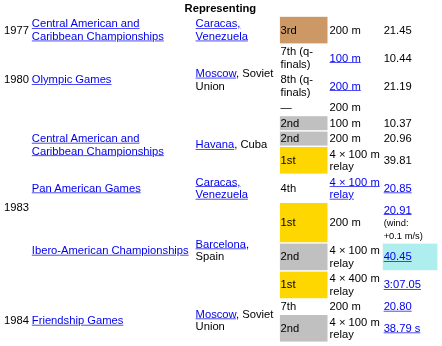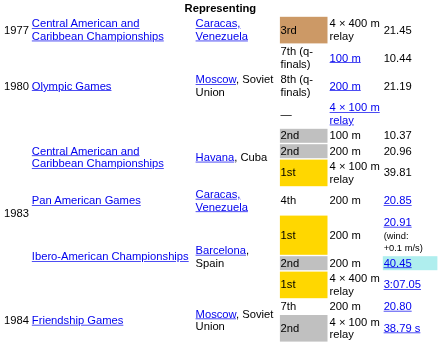(345, 30) 200 m -> (355, 30) 4 × 400 m relay
(345, 107) 200 m -> (355, 114) 4 × 100 m relay
(355, 188) 4 × 100 m relay -> (345, 201) 200 m
(355, 257) 4 × 100 m relay -> (345, 263) 200 m
